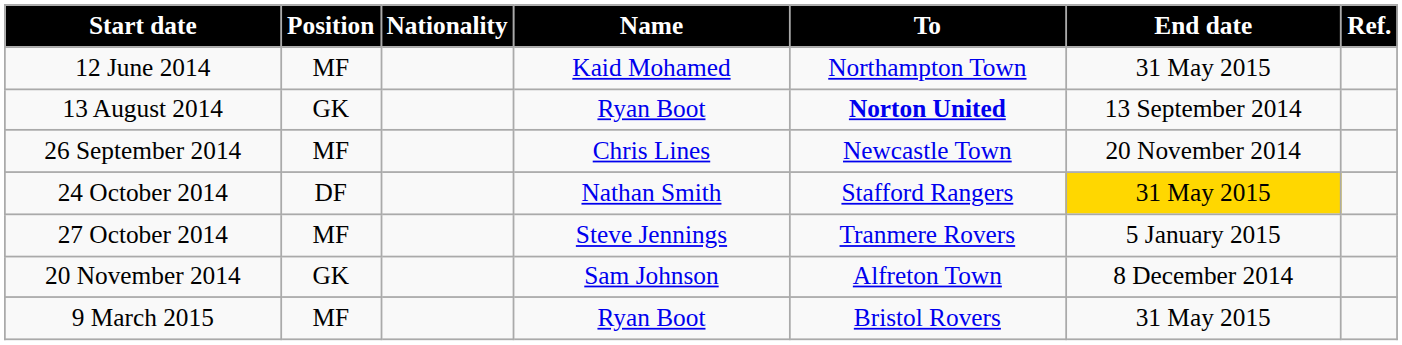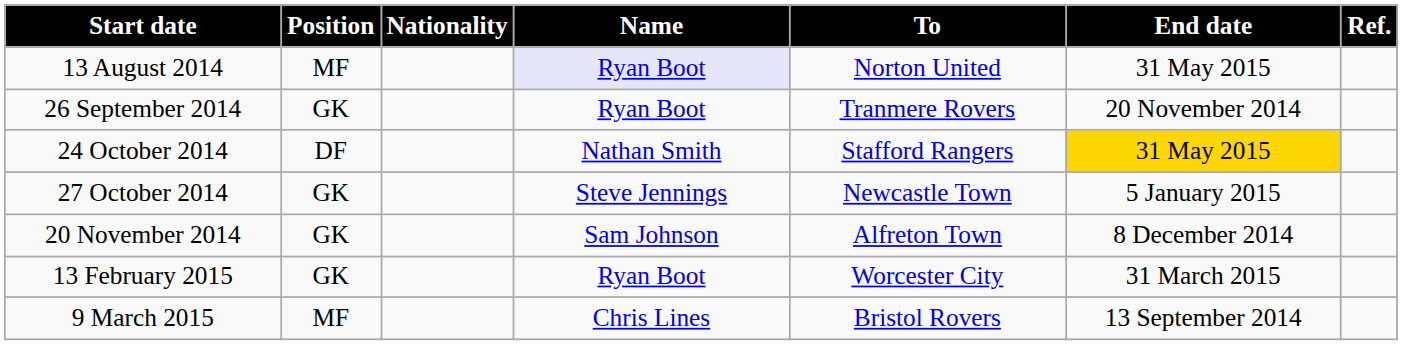- row: (143, 67)
(331, 109) GK -> (331, 67) MF
(651, 109) no background -> (651, 67) lavender background
(927, 109) bold -> (927, 67) normal
(1203, 109) 13 September 2014 -> (1203, 67) 31 May 2015
(331, 151) MF -> (331, 109) GK
(651, 151) Chris Lines -> (651, 109) Ryan Boot
(927, 151) Newcastle Town -> (927, 109) Tranmere Rovers
(331, 234) MF -> (331, 192) GK
(927, 234) Tranmere Rovers -> (927, 192) Newcastle Town
+ row: (143, 276)
(651, 318) Ryan Boot -> (651, 318) Chris Lines
(1203, 318) 31 May 2015 -> (1203, 318) 13 September 2014
